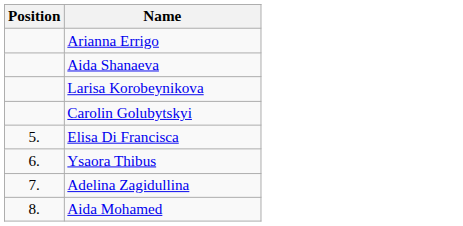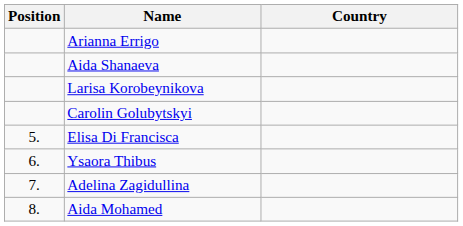+ column: (359, 16)
